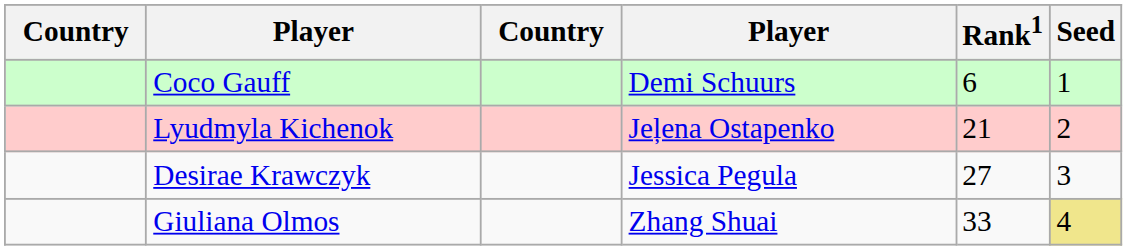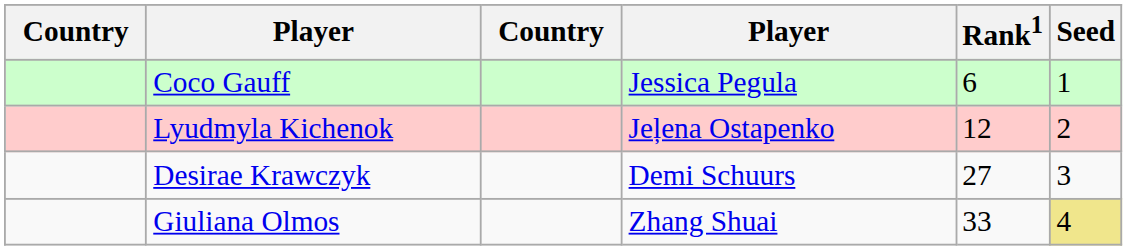(712, 82) Demi Schuurs -> (713, 82) Jessica Pegula
(977, 128) 21 -> (977, 128) 12
(713, 174) Jessica Pegula -> (712, 174) Demi Schuurs
